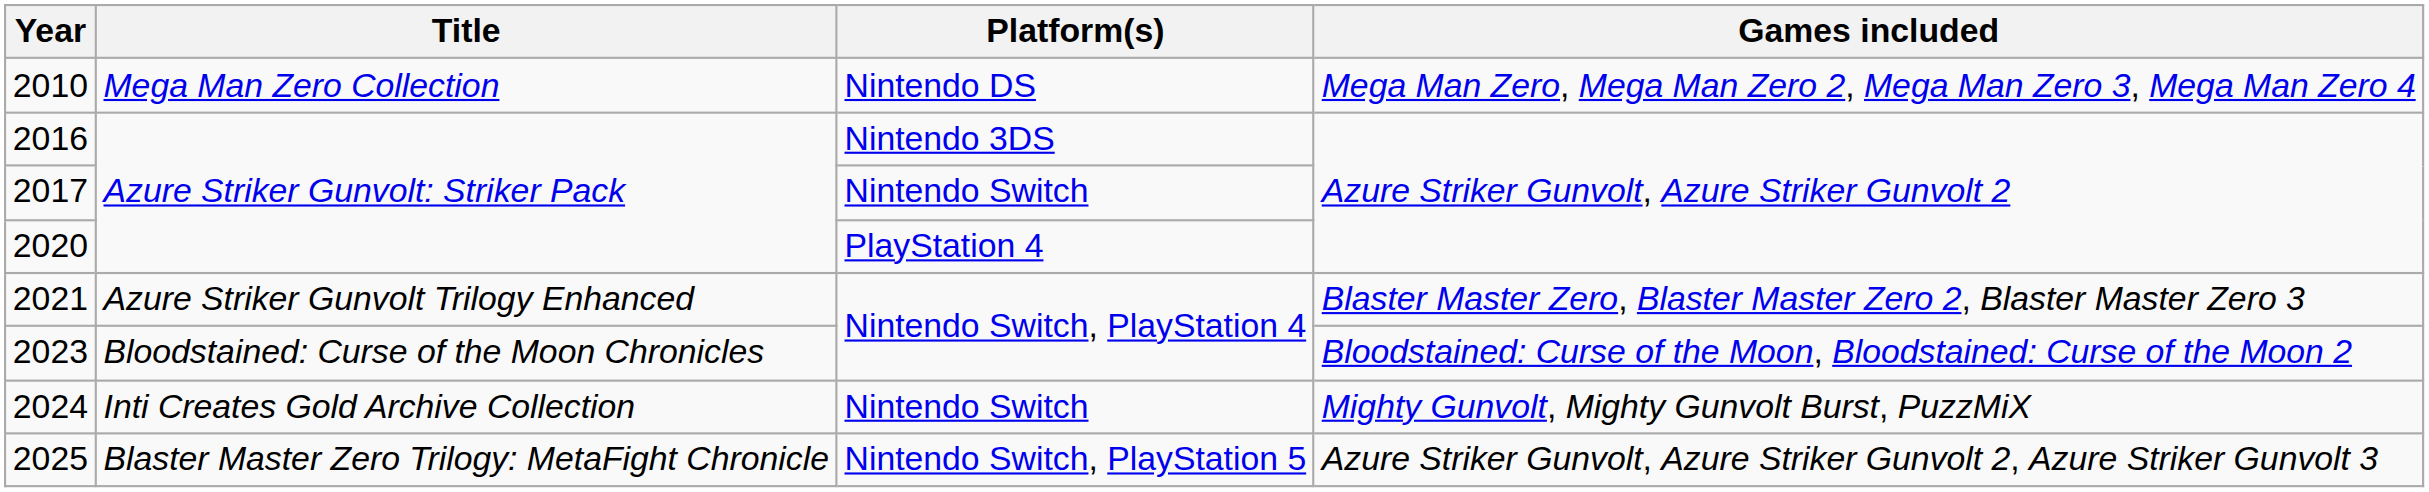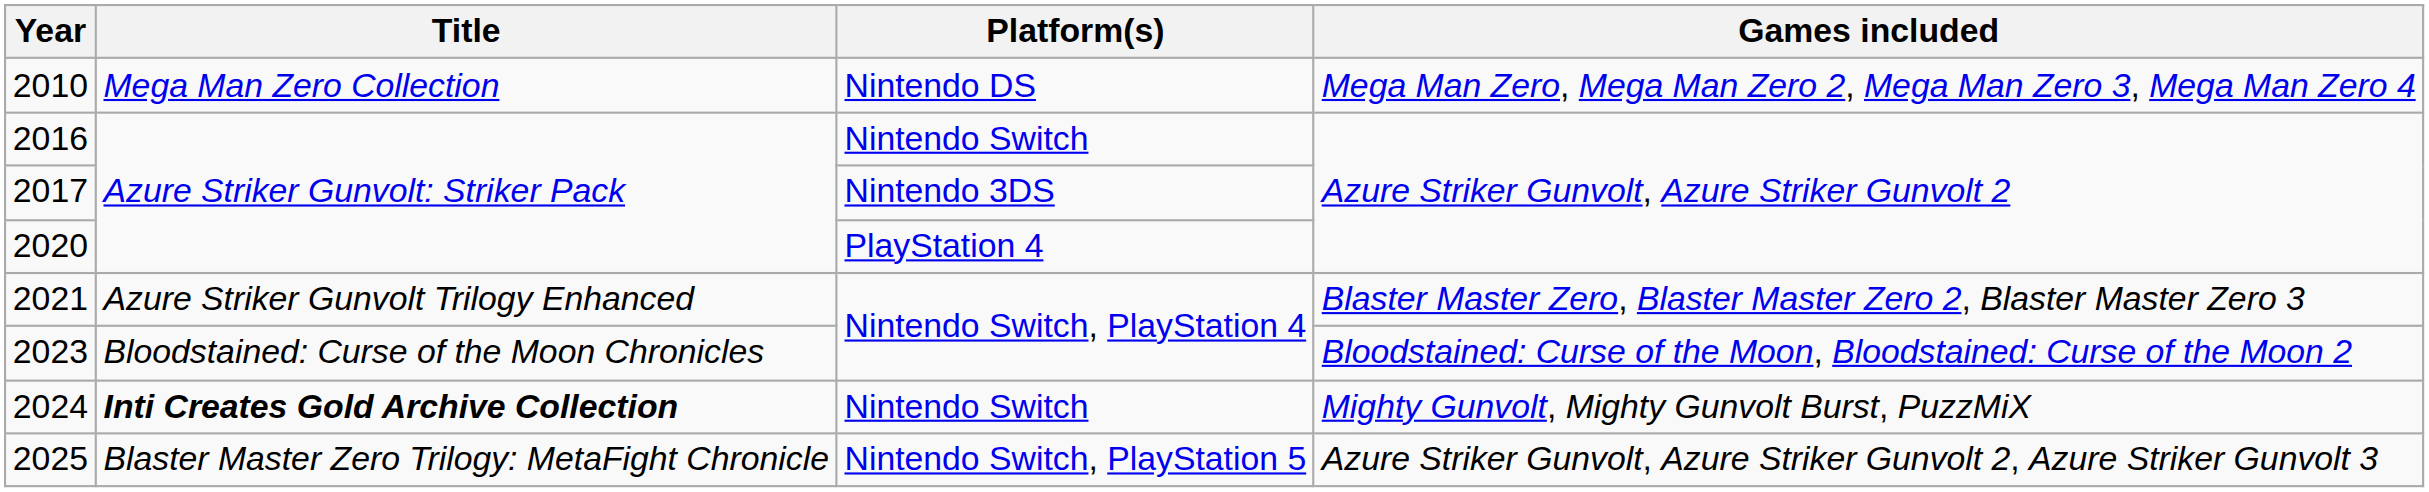(950, 138) Nintendo 3DS -> (966, 138) Nintendo Switch
(966, 191) Nintendo Switch -> (950, 191) Nintendo 3DS
(369, 406) normal -> (391, 406) bold
